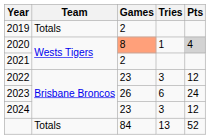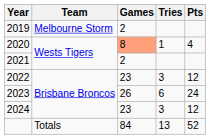(48, 28) Totals -> (73, 28) Melbourne Storm
(190, 45) lightgrey background -> (190, 45) no background
